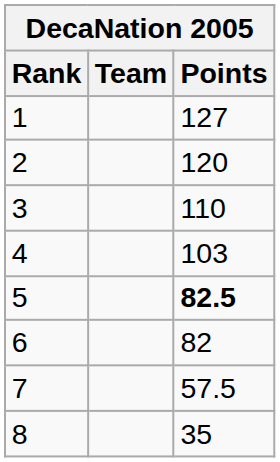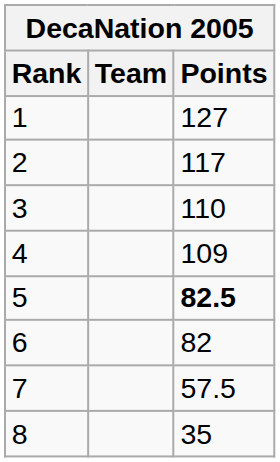(204, 163) 120 -> (203, 163) 117
(204, 253) 103 -> (204, 253) 109
